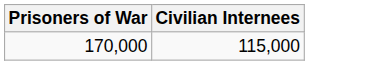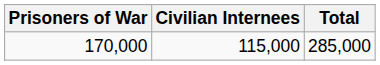+ column: (339, 18)
